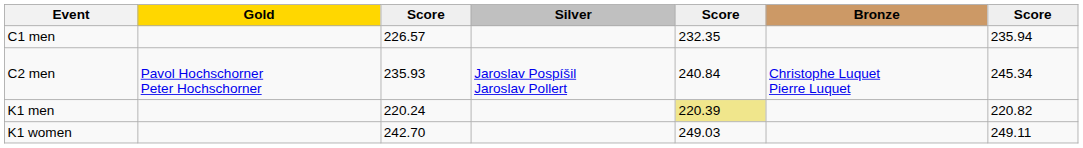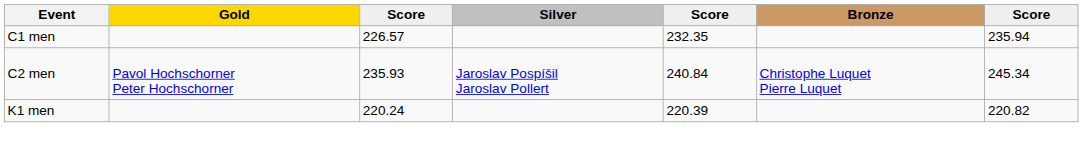(699, 110) khaki background -> (687, 110) no background
- row: (40, 132)
